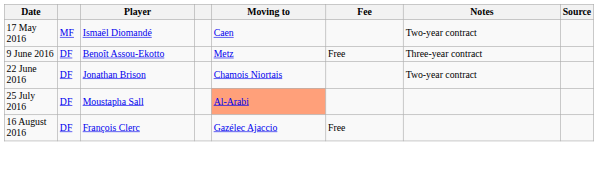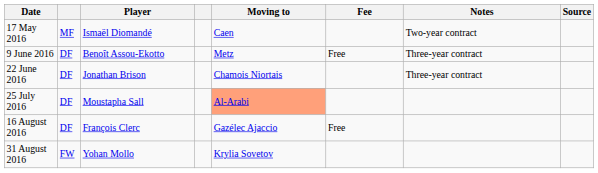(441, 75) Two-year contract -> (444, 75) Three-year contract
+ row: (26, 154)
